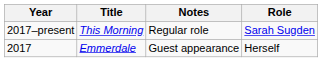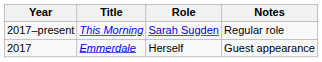columns swapped: (280, 13) <-> (194, 13)
